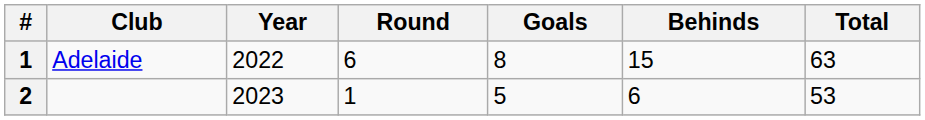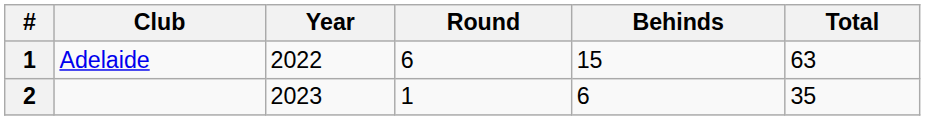- column: (555, 22)
(823, 96) 53 -> (803, 96) 35
